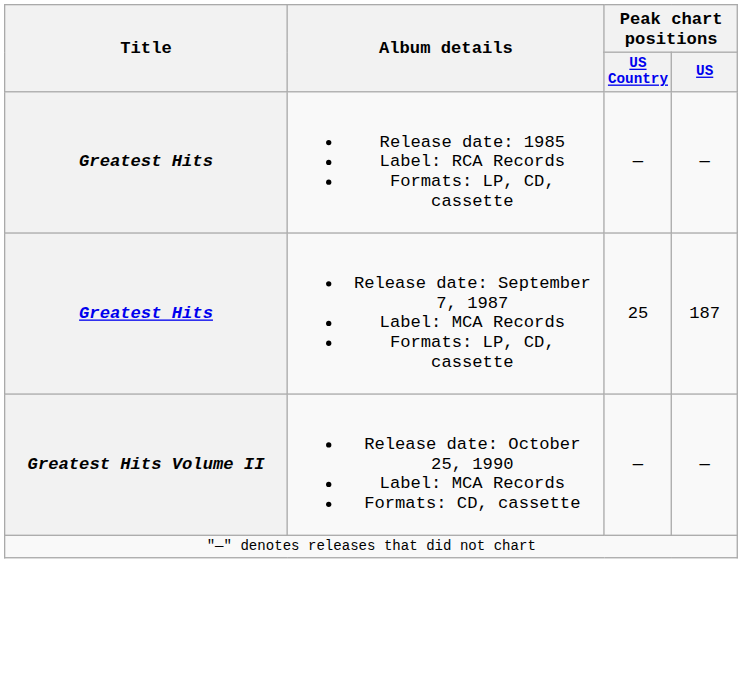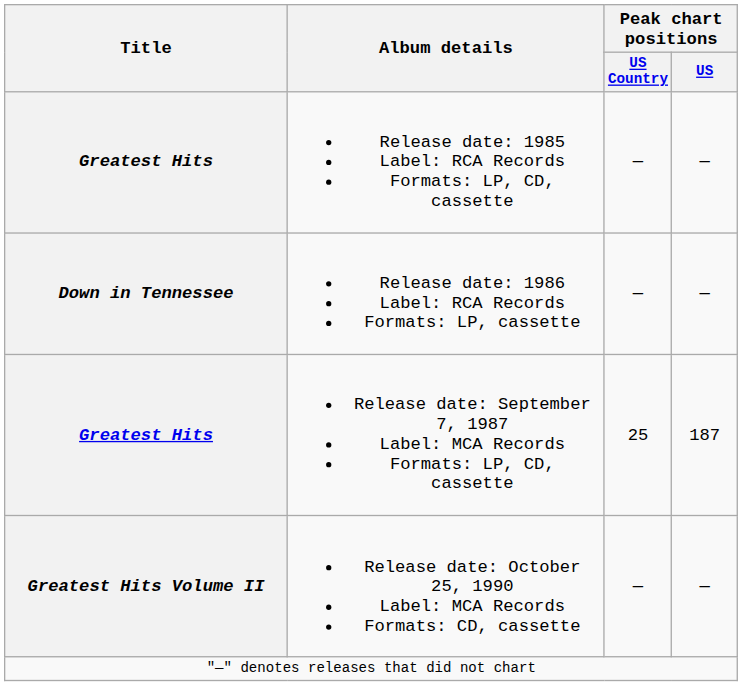+ row: (446, 303)
